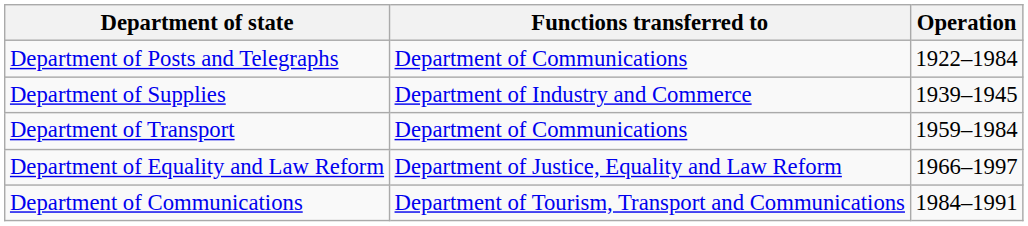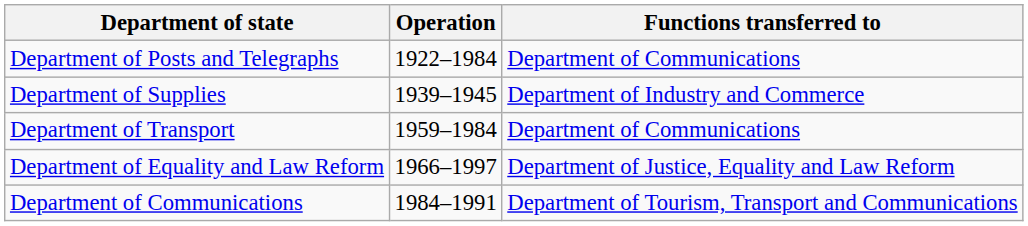columns swapped: (967, 22) <-> (650, 22)
